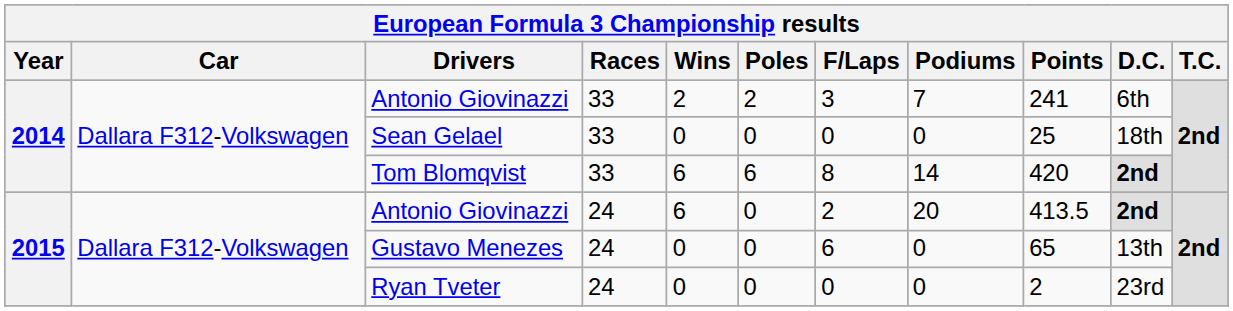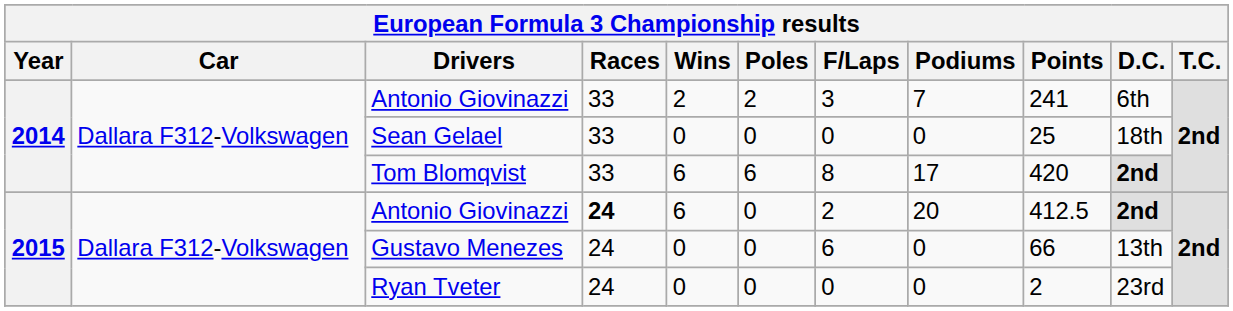(926, 173) 14 -> (926, 173) 17
(601, 211) normal -> (601, 211) bold
(1059, 211) 413.5 -> (1059, 211) 412.5
(1042, 248) 65 -> (1042, 248) 66
